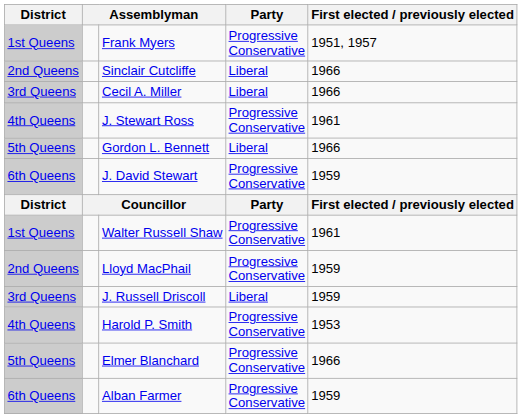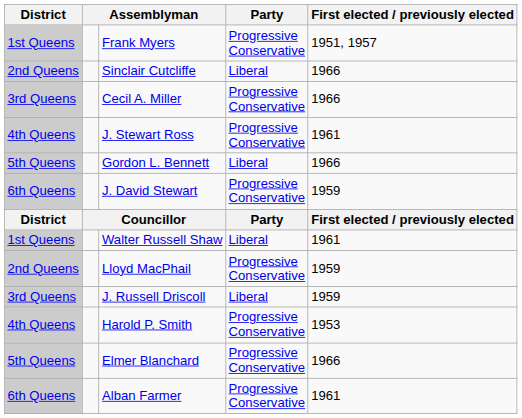(248, 92) Liberal -> (267, 99) Progressive Conservative
(267, 233) Progressive Conservative -> (248, 240) Liberal
(326, 396) 1959 -> (326, 396) 1961
